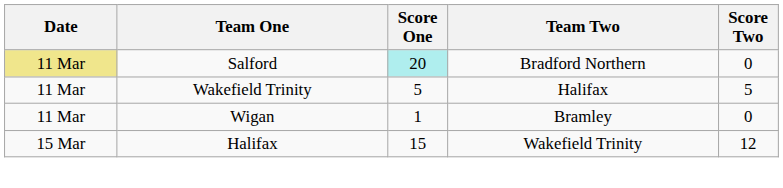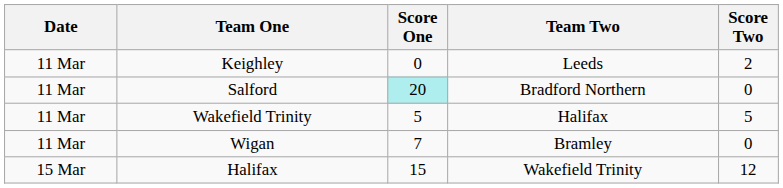+ row: (252, 63)
(61, 63) khaki background -> (61, 90) no background
(418, 116) 1 -> (418, 143) 7
